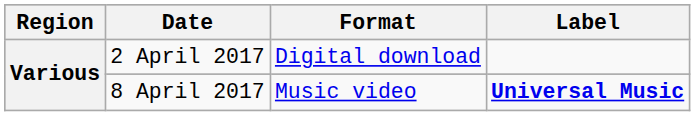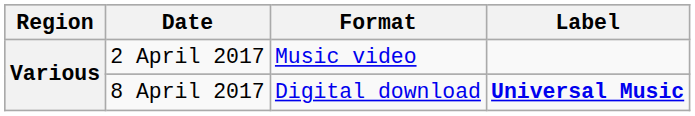(378, 57) Digital download -> (346, 57) Music video
(346, 92) Music video -> (378, 92) Digital download
